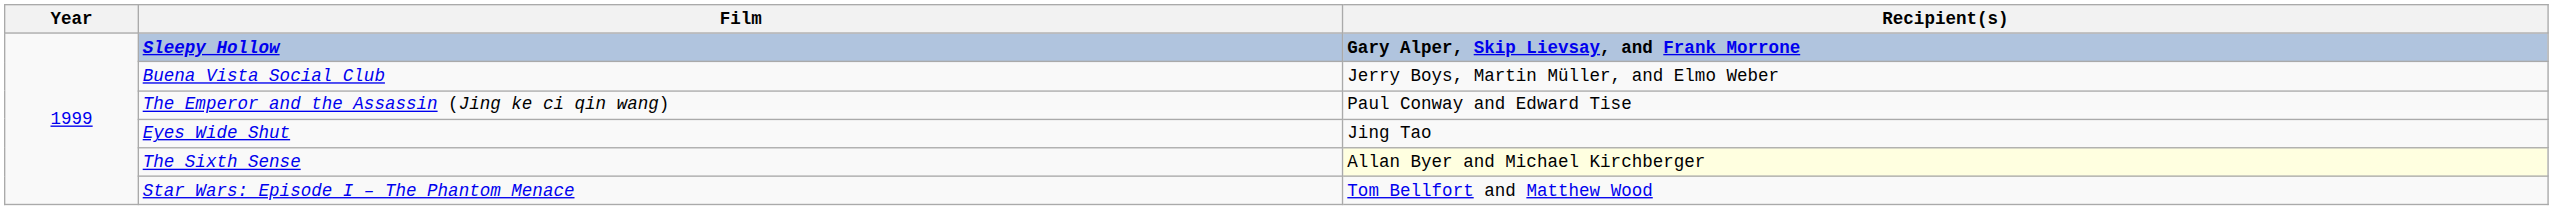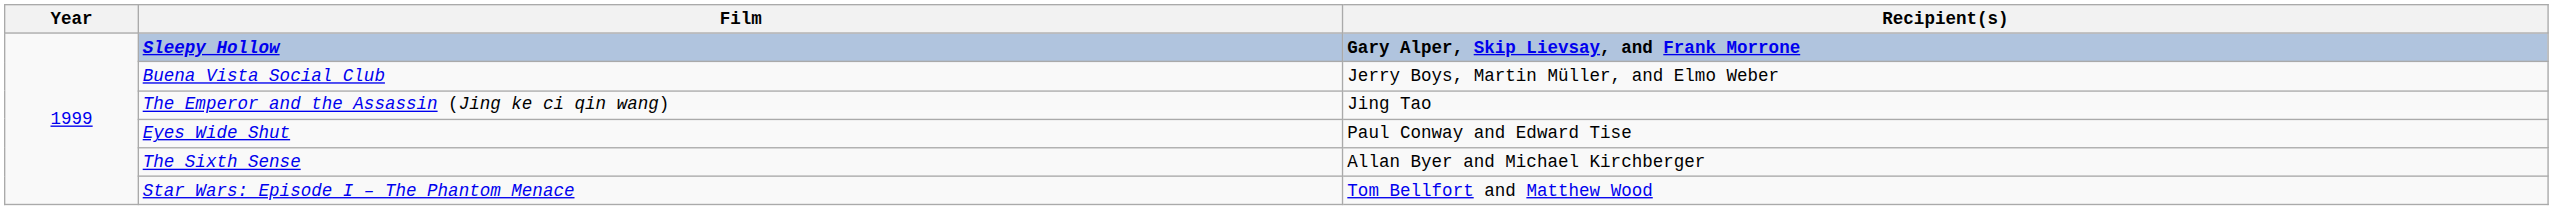(1489, 105) Paul Conway and Edward Tise -> (1389, 105) Jing Tao
(1389, 133) Jing Tao -> (1489, 133) Paul Conway and Edward Tise
(1526, 162) lightyellow background -> (1526, 162) no background
